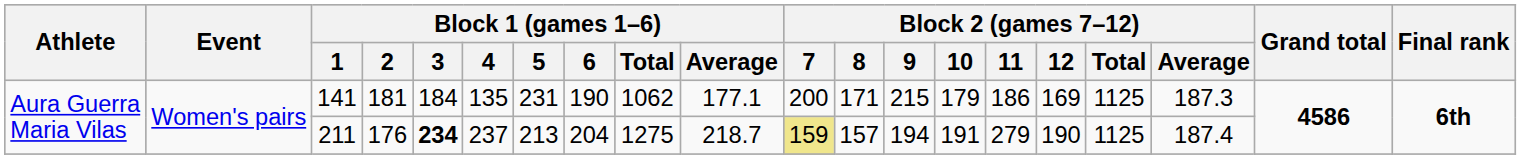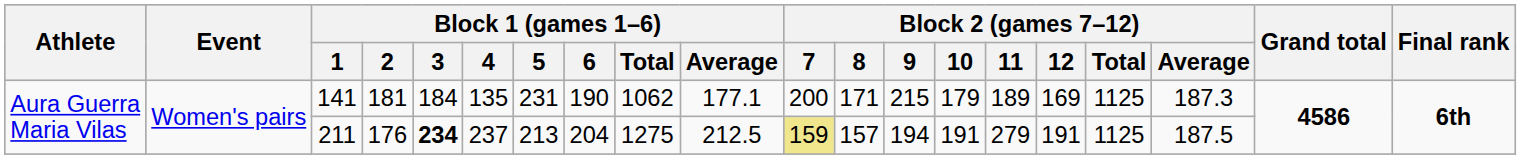(1011, 98) 186 -> (1011, 98) 189
(732, 136) 218.7 -> (732, 136) 212.5
(1061, 136) 190 -> (1061, 136) 191
(1204, 136) 187.4 -> (1204, 136) 187.5
